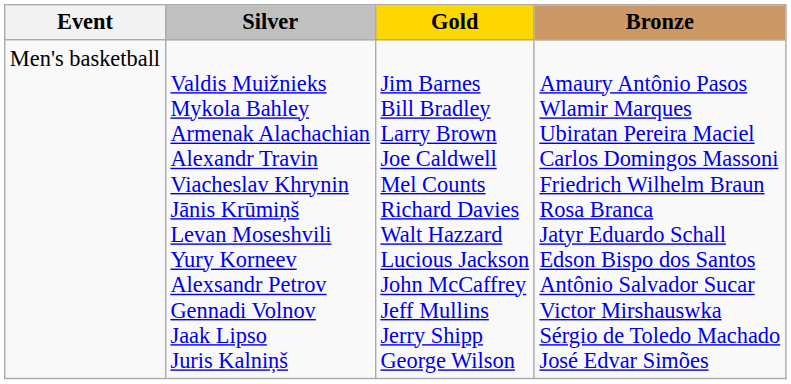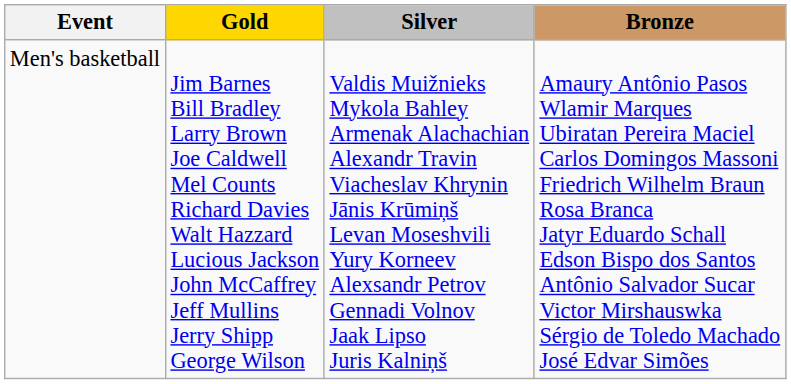columns swapped: (455, 22) <-> (270, 22)
